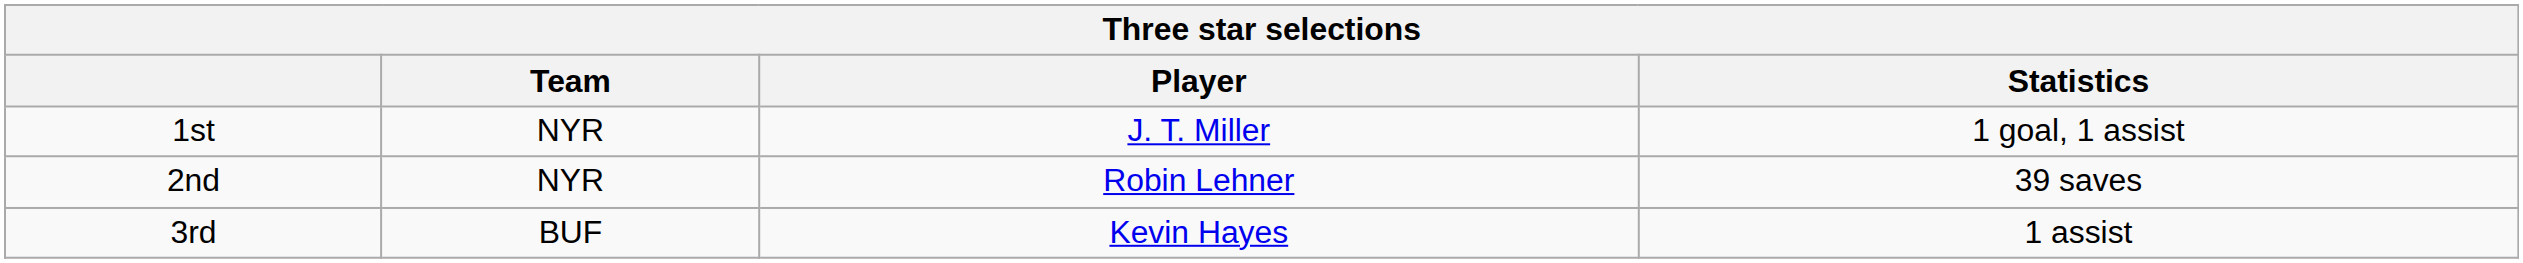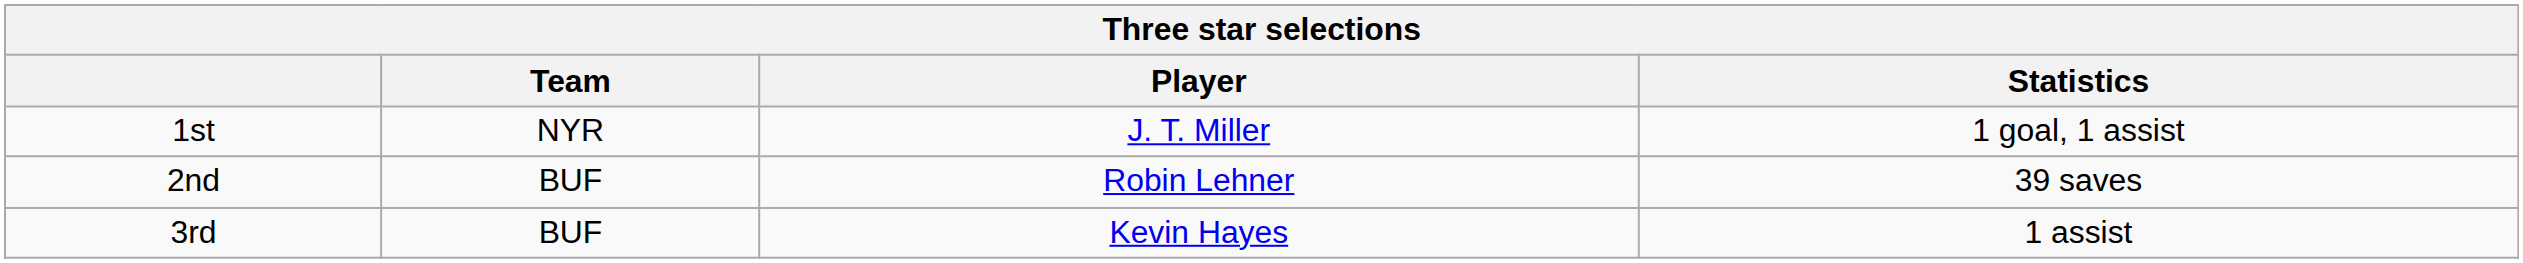(570, 181) NYR -> (570, 181) BUF
